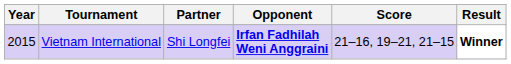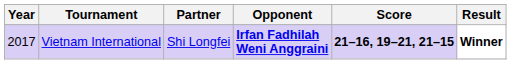(21, 42) 2015 -> (21, 42) 2017
(394, 42) normal -> (394, 42) bold
